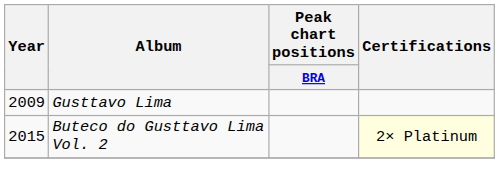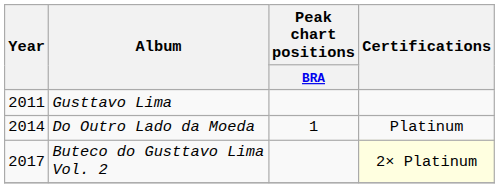(27, 102) 2009 -> (27, 102) 2011
+ row: (154, 127)
(27, 136) 2015 -> (27, 161) 2017
